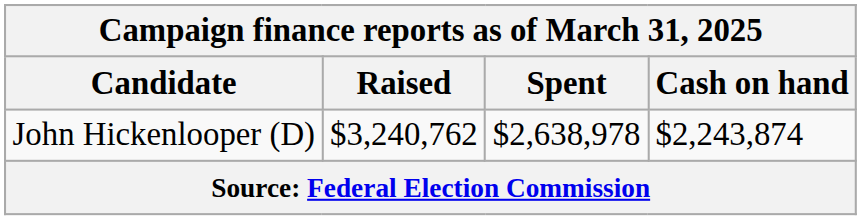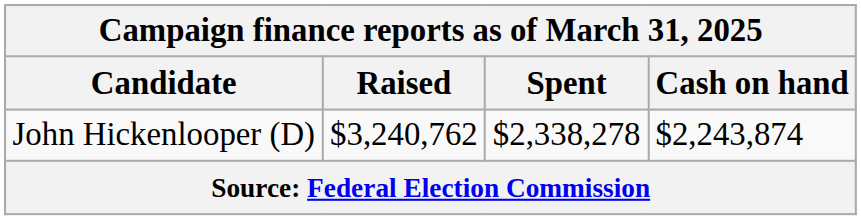(567, 134) $2,638,978 -> (567, 134) $2,338,278
